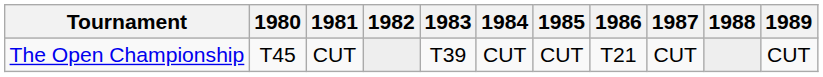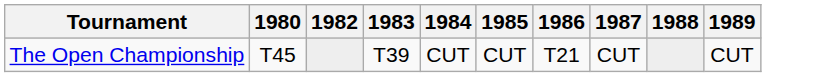- column: (334, 22)
